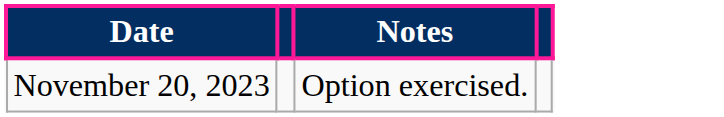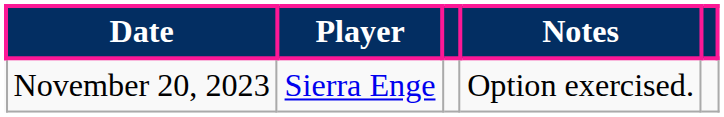+ column: (360, 32)
